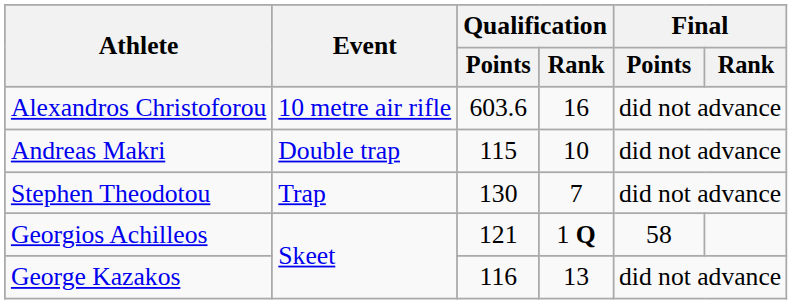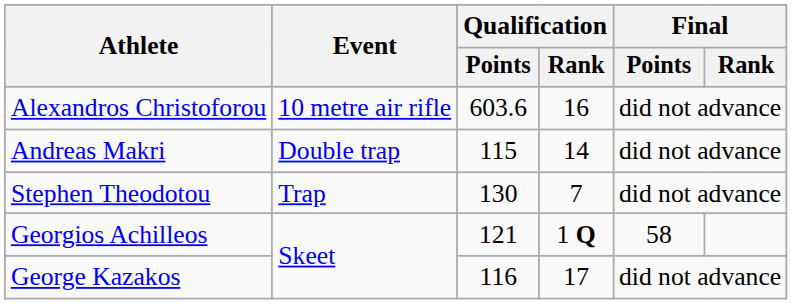(576, 150) 10 -> (576, 150) 14
(576, 277) 13 -> (576, 277) 17
